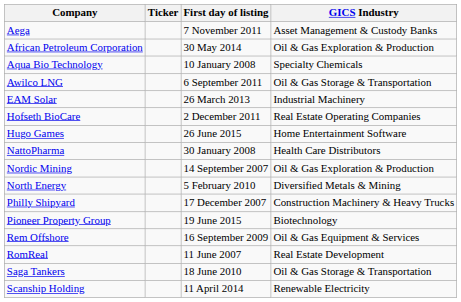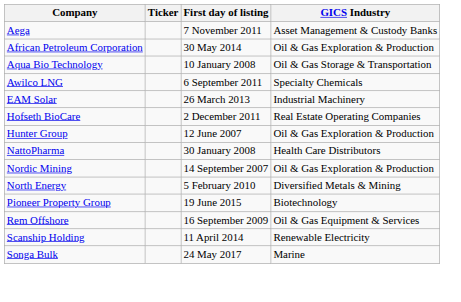(318, 64) Specialty Chemicals -> (352, 64) Oil & Gas Storage & Transportation
(352, 82) Oil & Gas Storage & Transportation -> (318, 82) Specialty Chemicals
- row: (35, 133)
+ row: (37, 133)
- row: (41, 202)
- row: (27, 254)
- row: (36, 271)
+ row: (32, 254)
